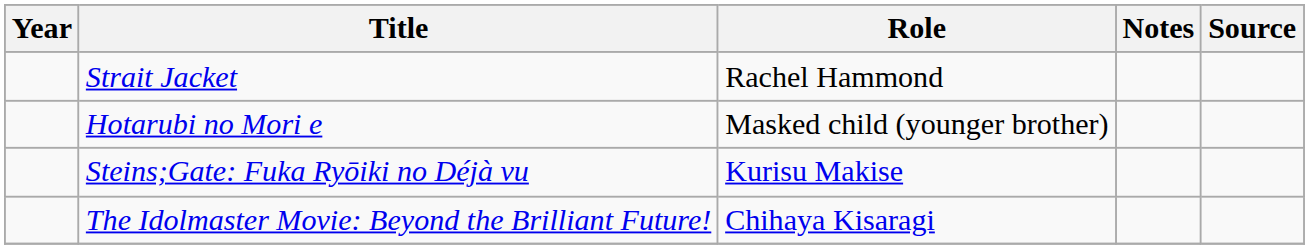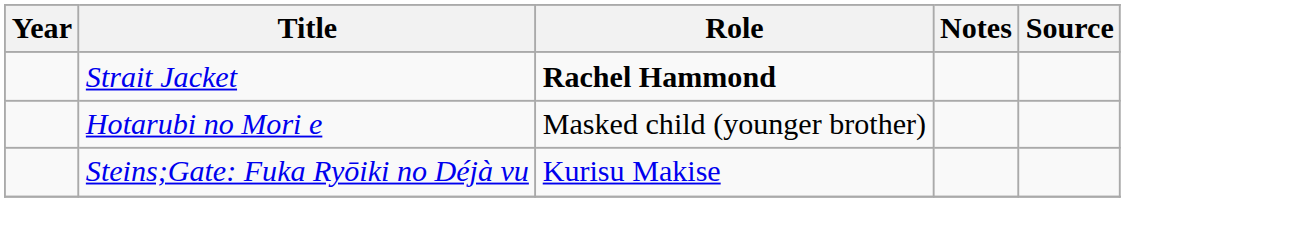(834, 76) normal -> (659, 76) bold
- row: (399, 219)
